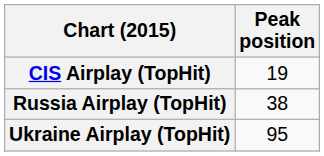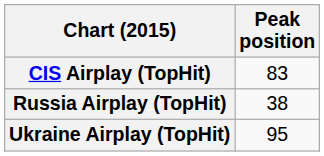(277, 72) 19 -> (277, 72) 83
